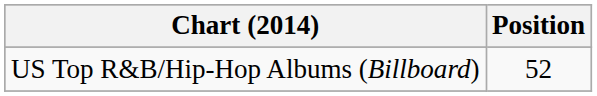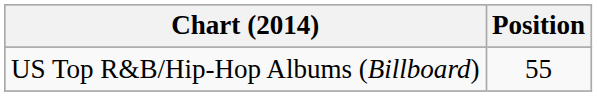(538, 68) 52 -> (538, 68) 55
